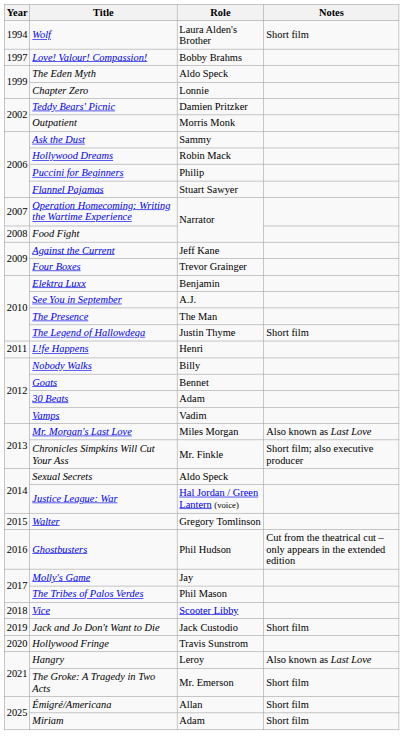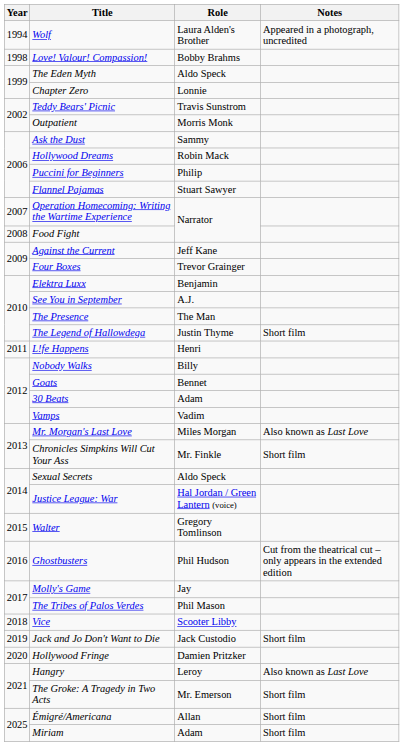(288, 35) Short film -> (318, 35) Appeared in a photograph, uncredited
(17, 57) 1997 -> (17, 57) 1998
(214, 106) Damien Pritzker -> (212, 106) Travis Sunstrom
(320, 454) Short film; also executive producer -> (284, 454) Short film
(214, 643) Travis Sunstrom -> (211, 655) Damien Pritzker
